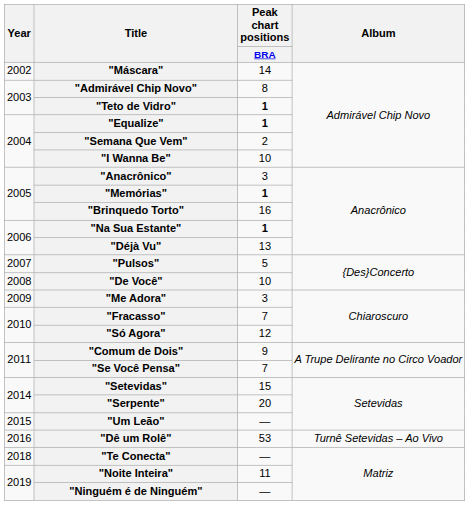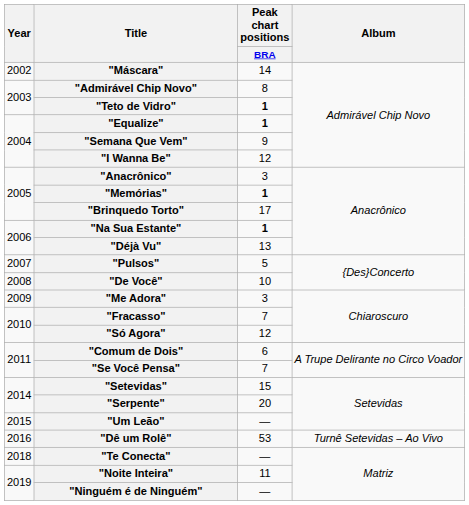(265, 141) 2 -> (265, 141) 9
(265, 158) 10 -> (265, 158) 12
(265, 211) 16 -> (265, 211) 17
(265, 351) 9 -> (265, 351) 6
